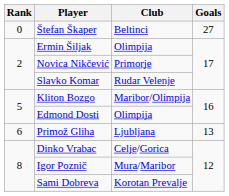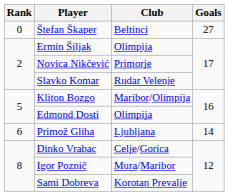(208, 132) 13 -> (208, 132) 14
